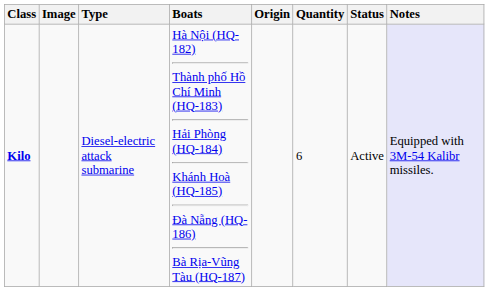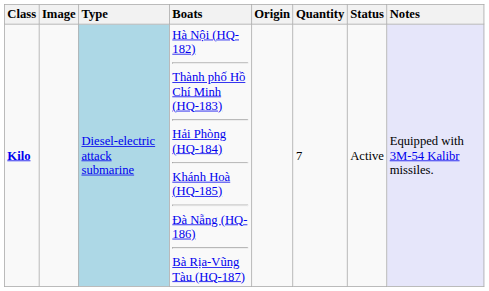(118, 155) no background -> (118, 155) lightblue background
(299, 155) 6 -> (299, 155) 7
